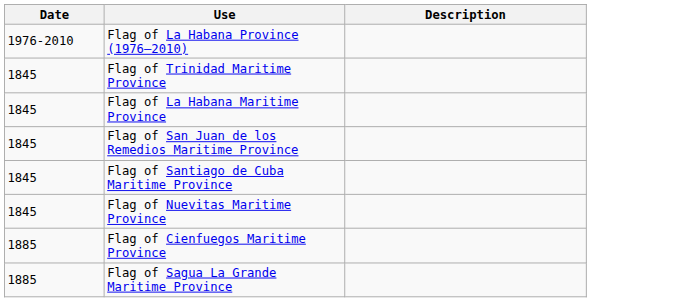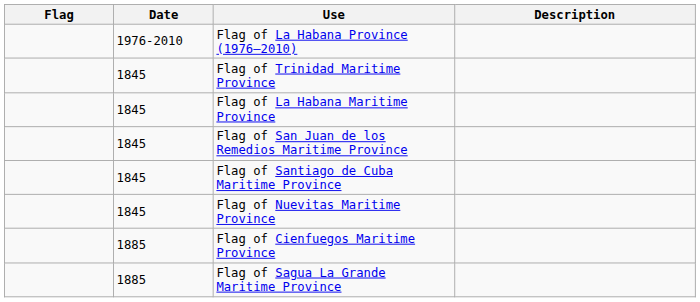+ column: (59, 14)
